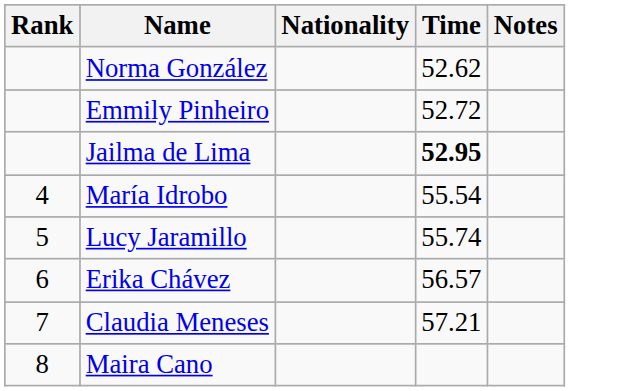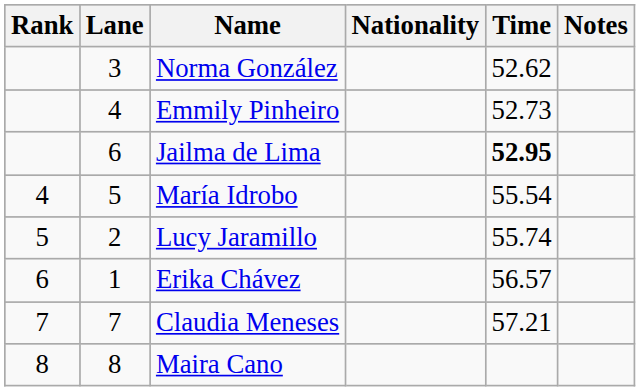+ column: (115, 25)
(451, 110) 52.72 -> (522, 110) 52.73
